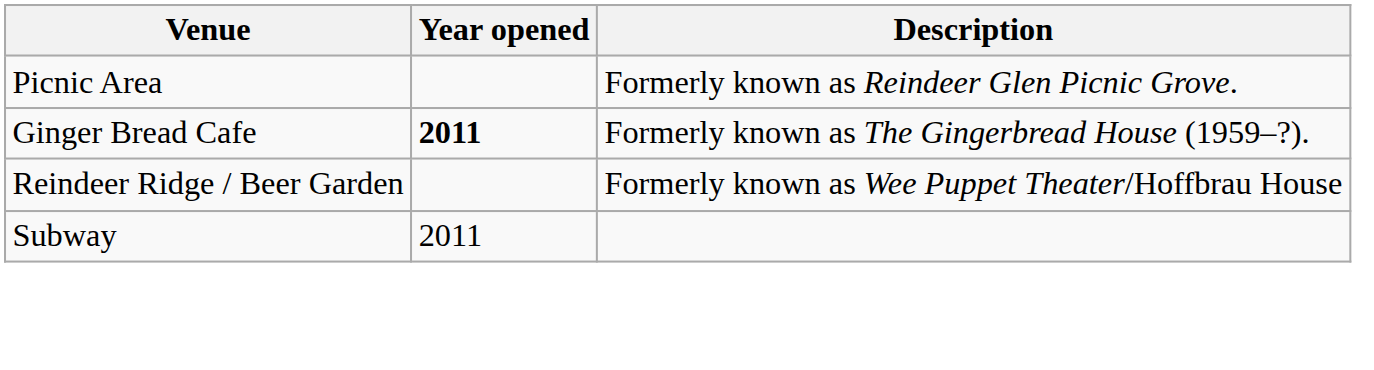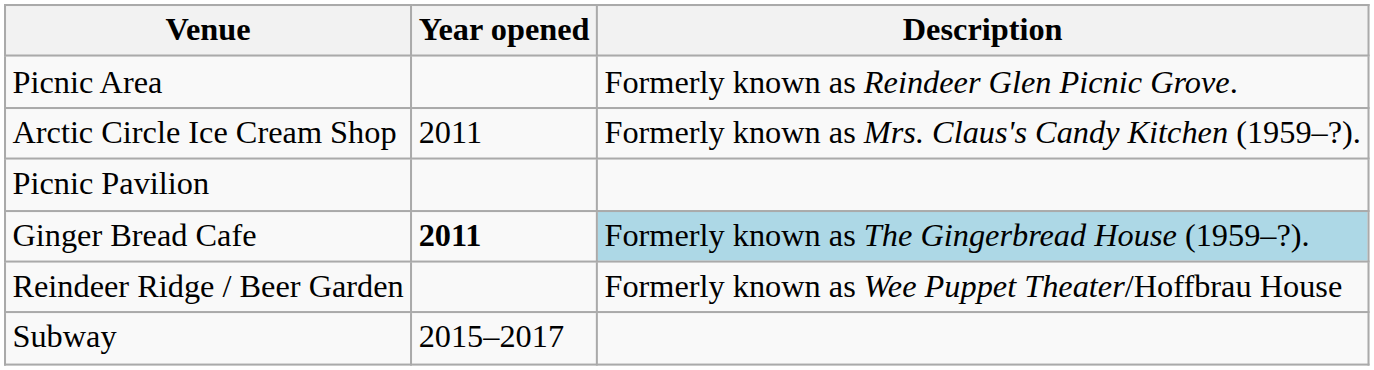+ row: (205, 132)
+ row: (111, 183)
(957, 132) no background -> (957, 235) lightblue background
(450, 235) 2011 -> (491, 337) 2015–2017
